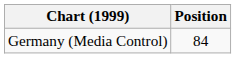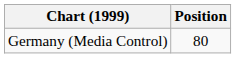(201, 40) 84 -> (201, 40) 80
